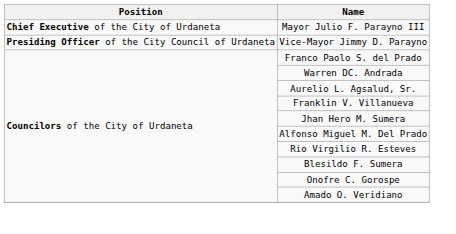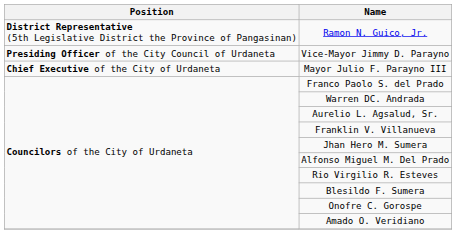+ row: (375, 32)
rows swapped: (353, 27) <-> (353, 42)
